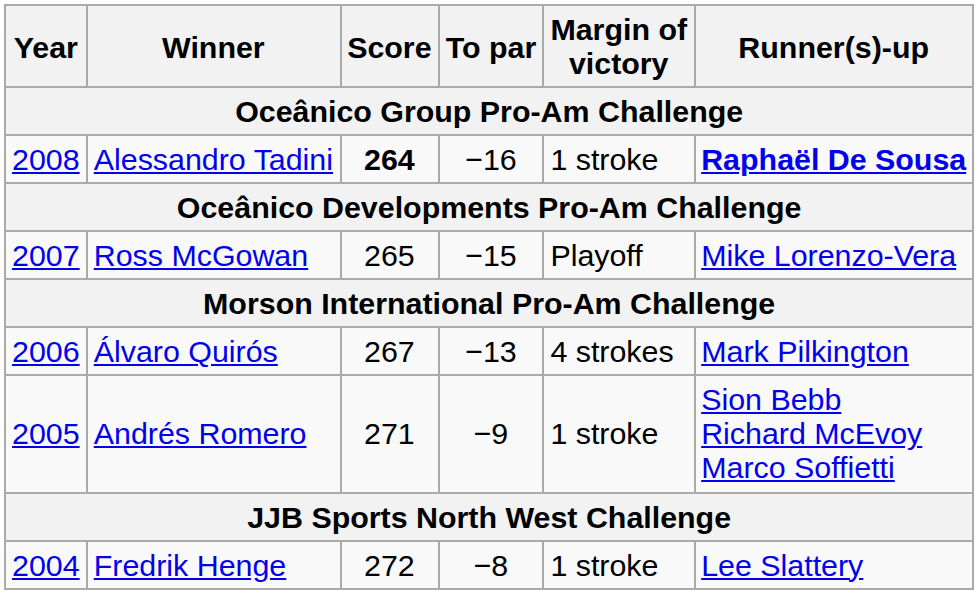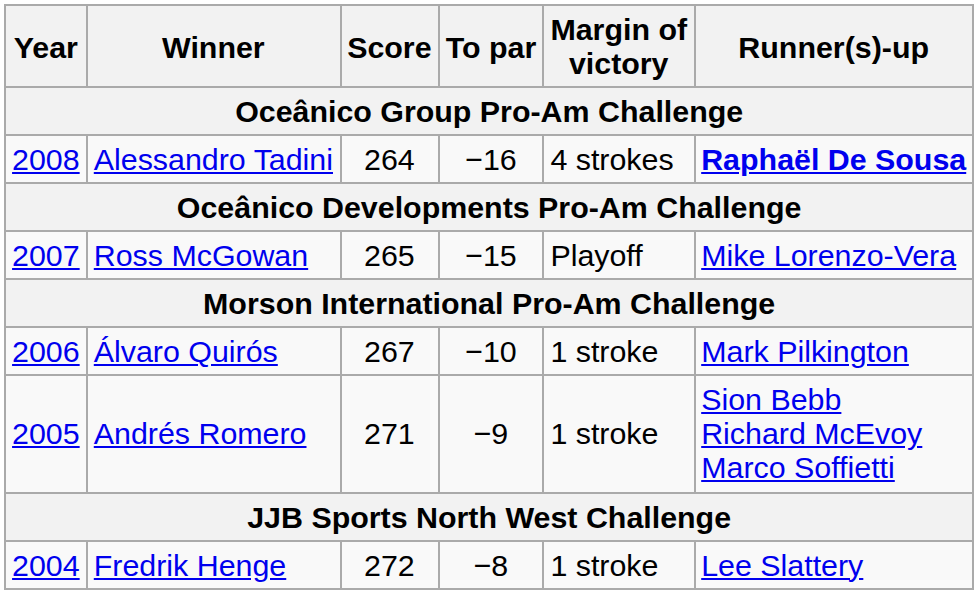(389, 160) bold -> (389, 160) normal
(604, 160) 1 stroke -> (612, 160) 4 strokes
(491, 352) −13 -> (491, 352) −10
(612, 352) 4 strokes -> (604, 352) 1 stroke
